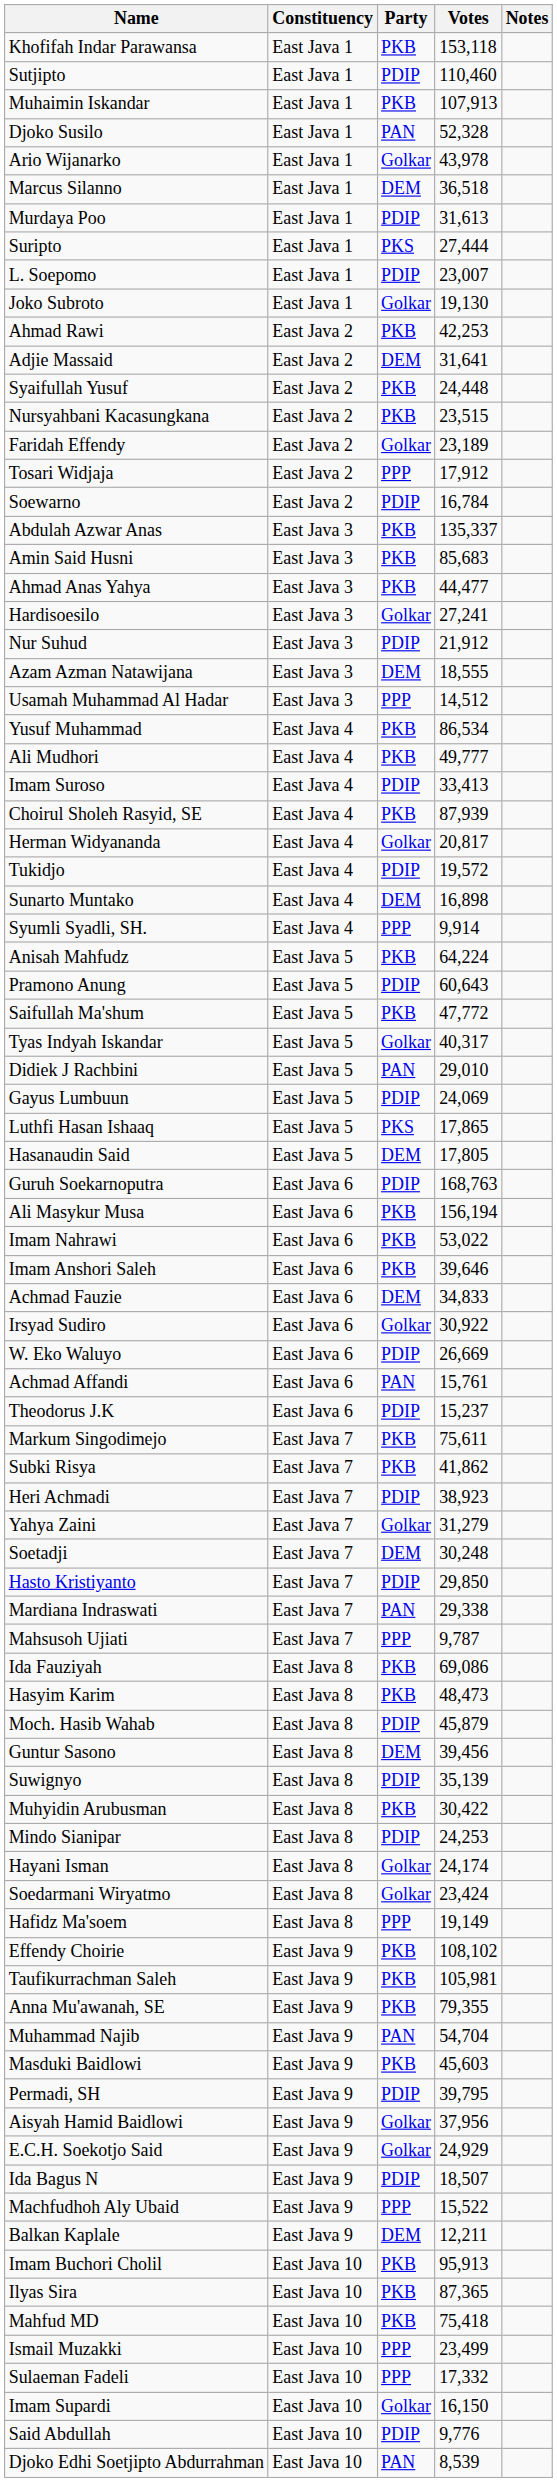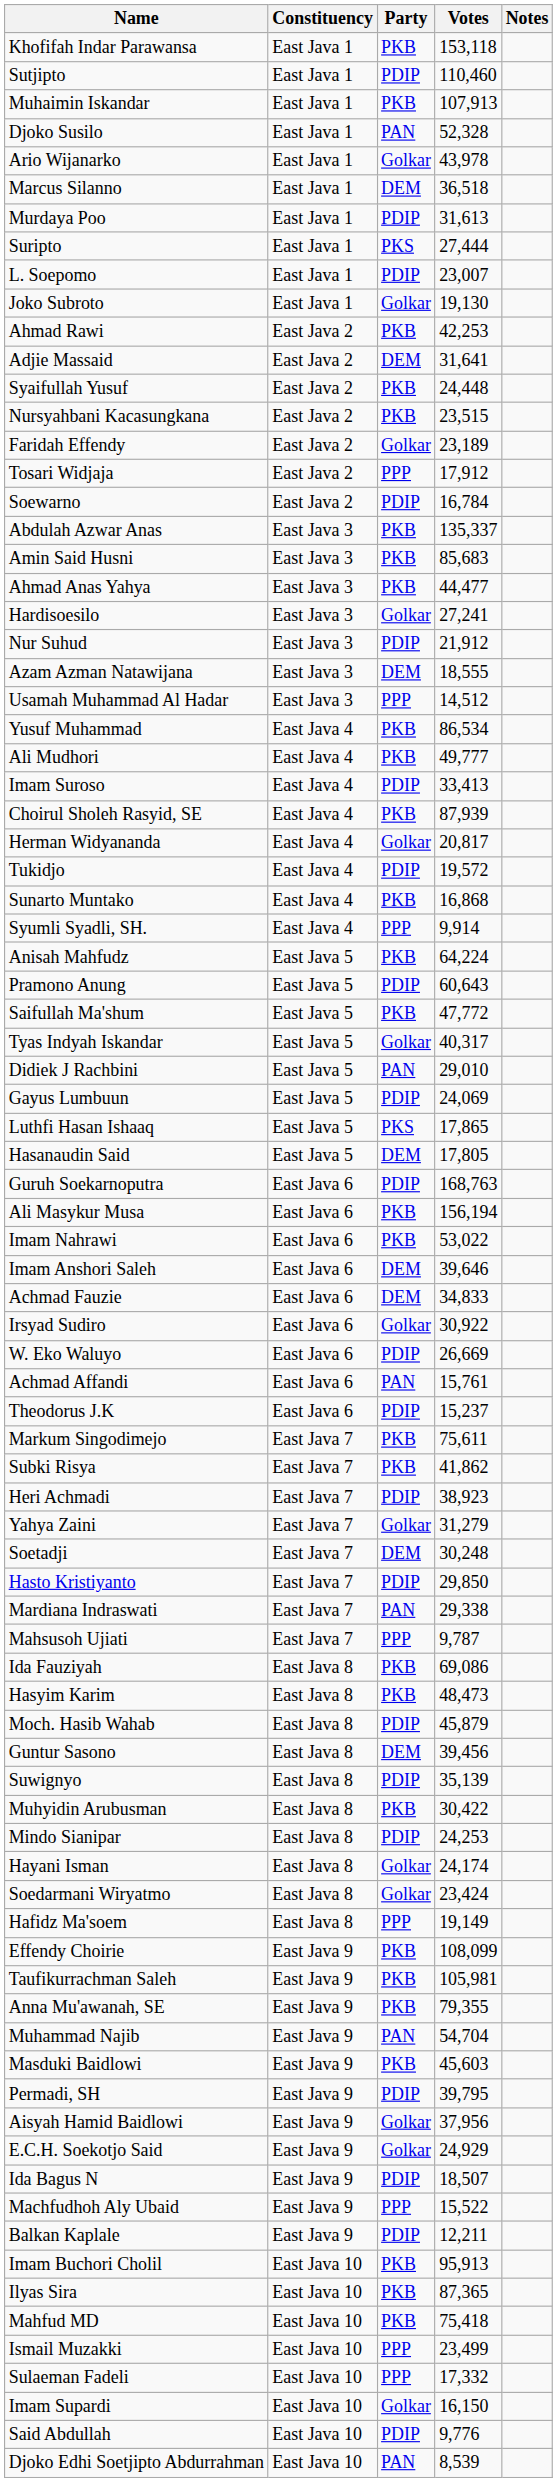(401, 899) DEM -> (399, 899) PKB
(464, 899) 16,898 -> (464, 899) 16,868
(399, 1269) PKB -> (401, 1269) DEM
(468, 1951) 108,102 -> (468, 1951) 108,099
(401, 2235) DEM -> (401, 2235) PDIP
